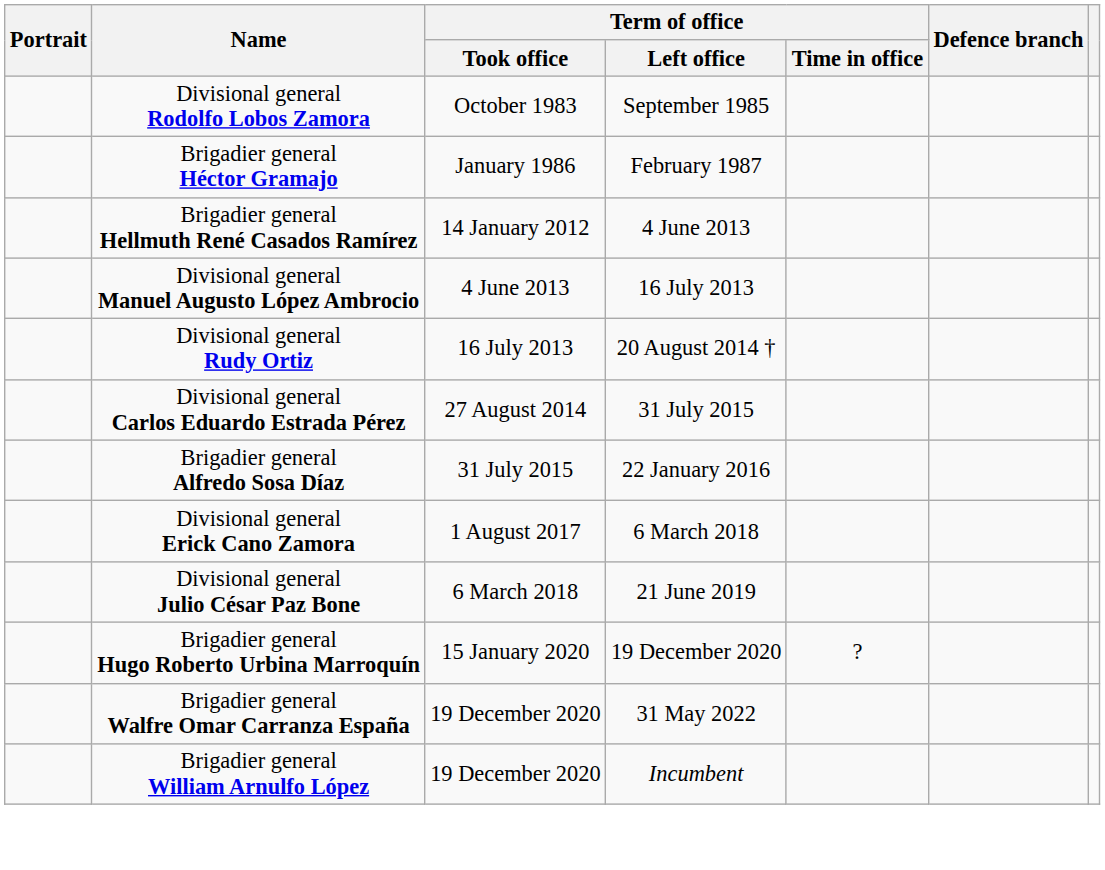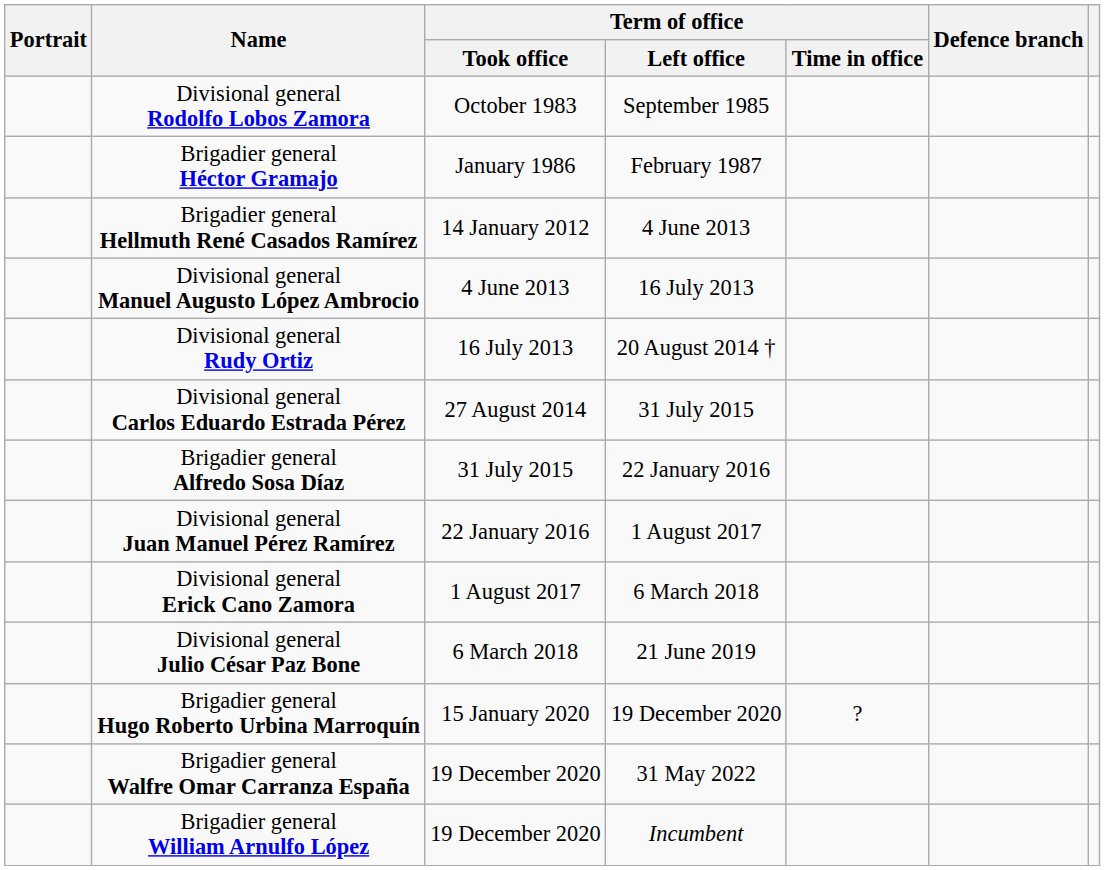+ row: (259, 530)
